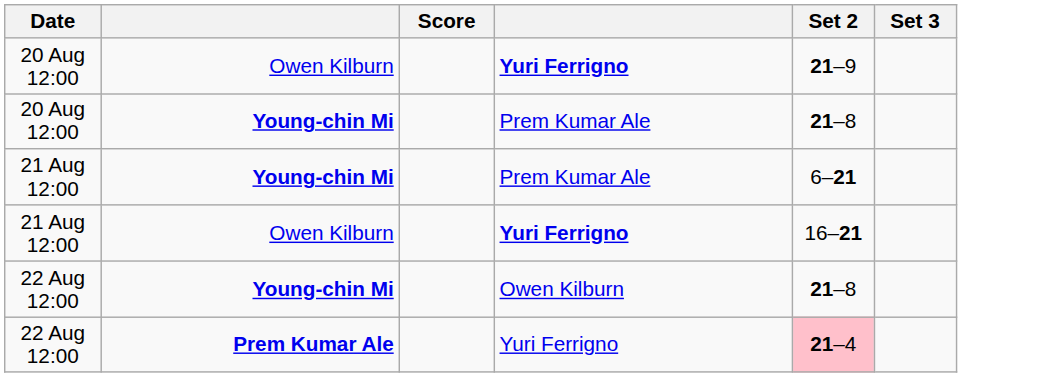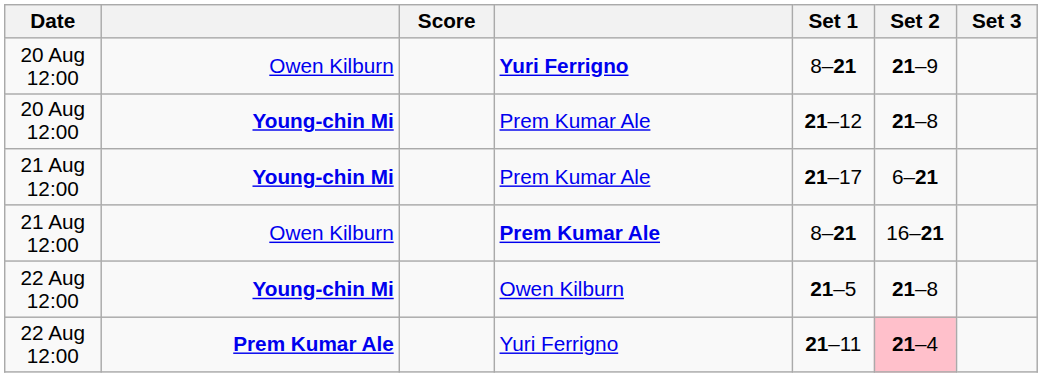+ column: (833, 21)
(564, 233) Yuri Ferrigno -> (580, 233) Prem Kumar Ale
